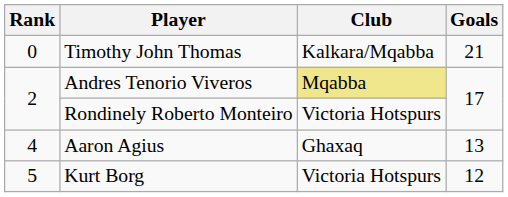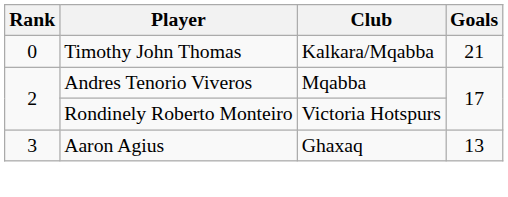(334, 82) khaki background -> (334, 82) no background
(32, 144) 4 -> (32, 144) 3
- row: (104, 176)
